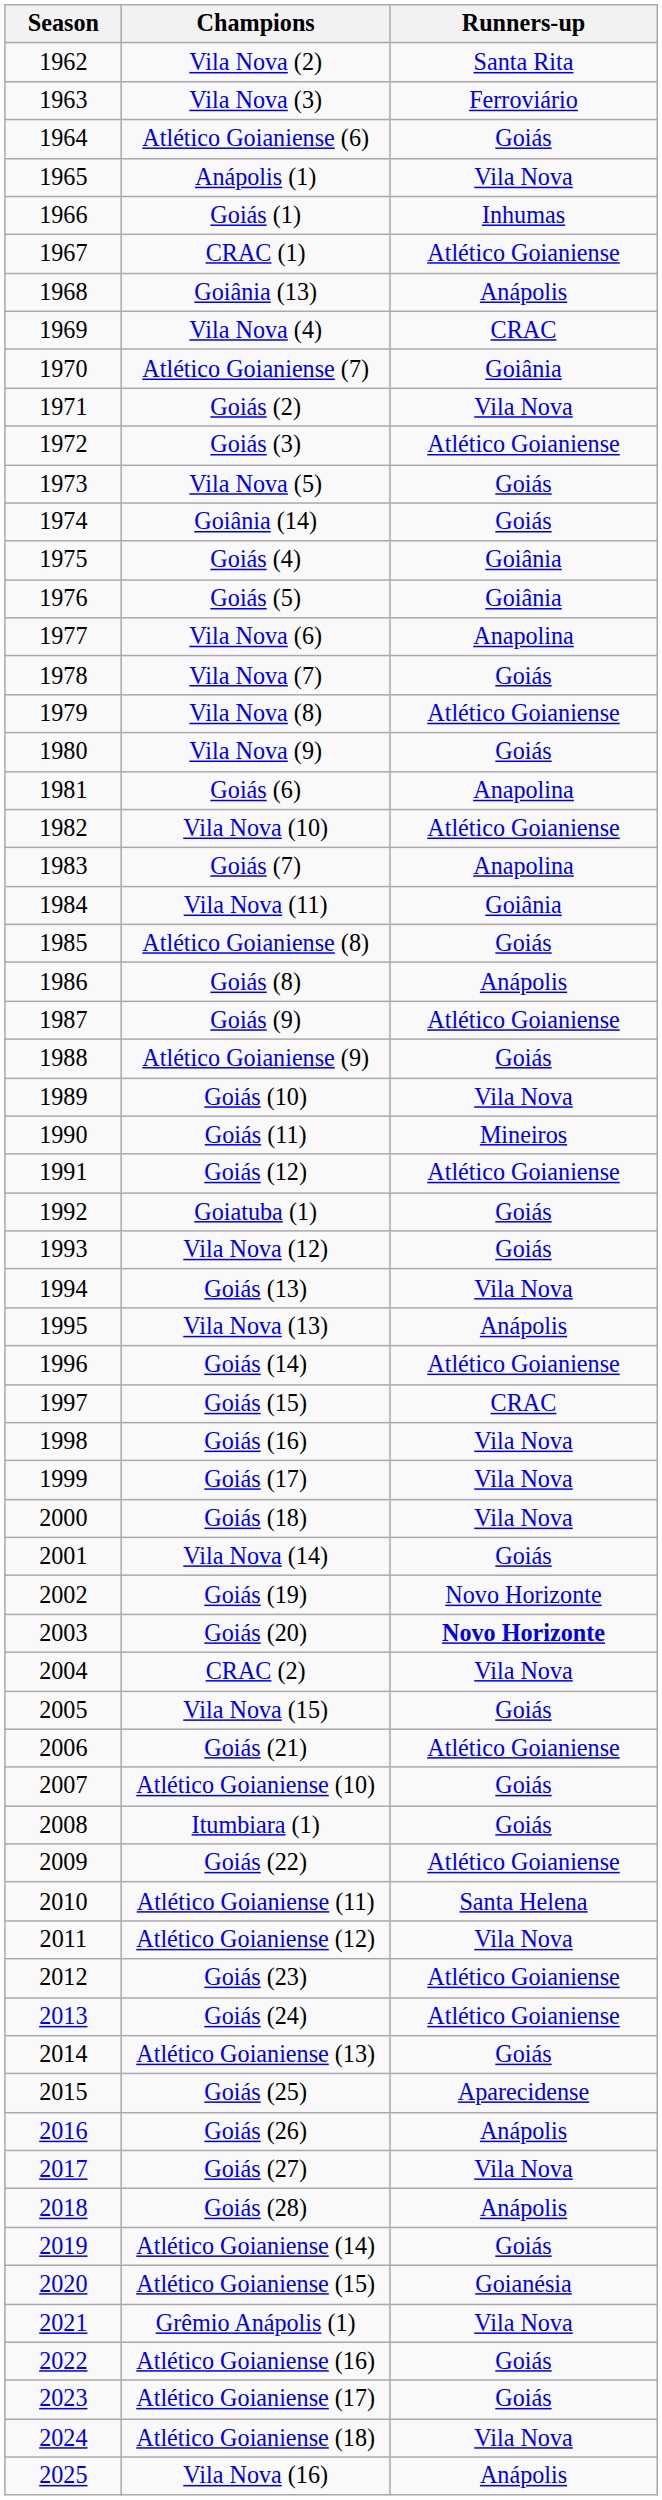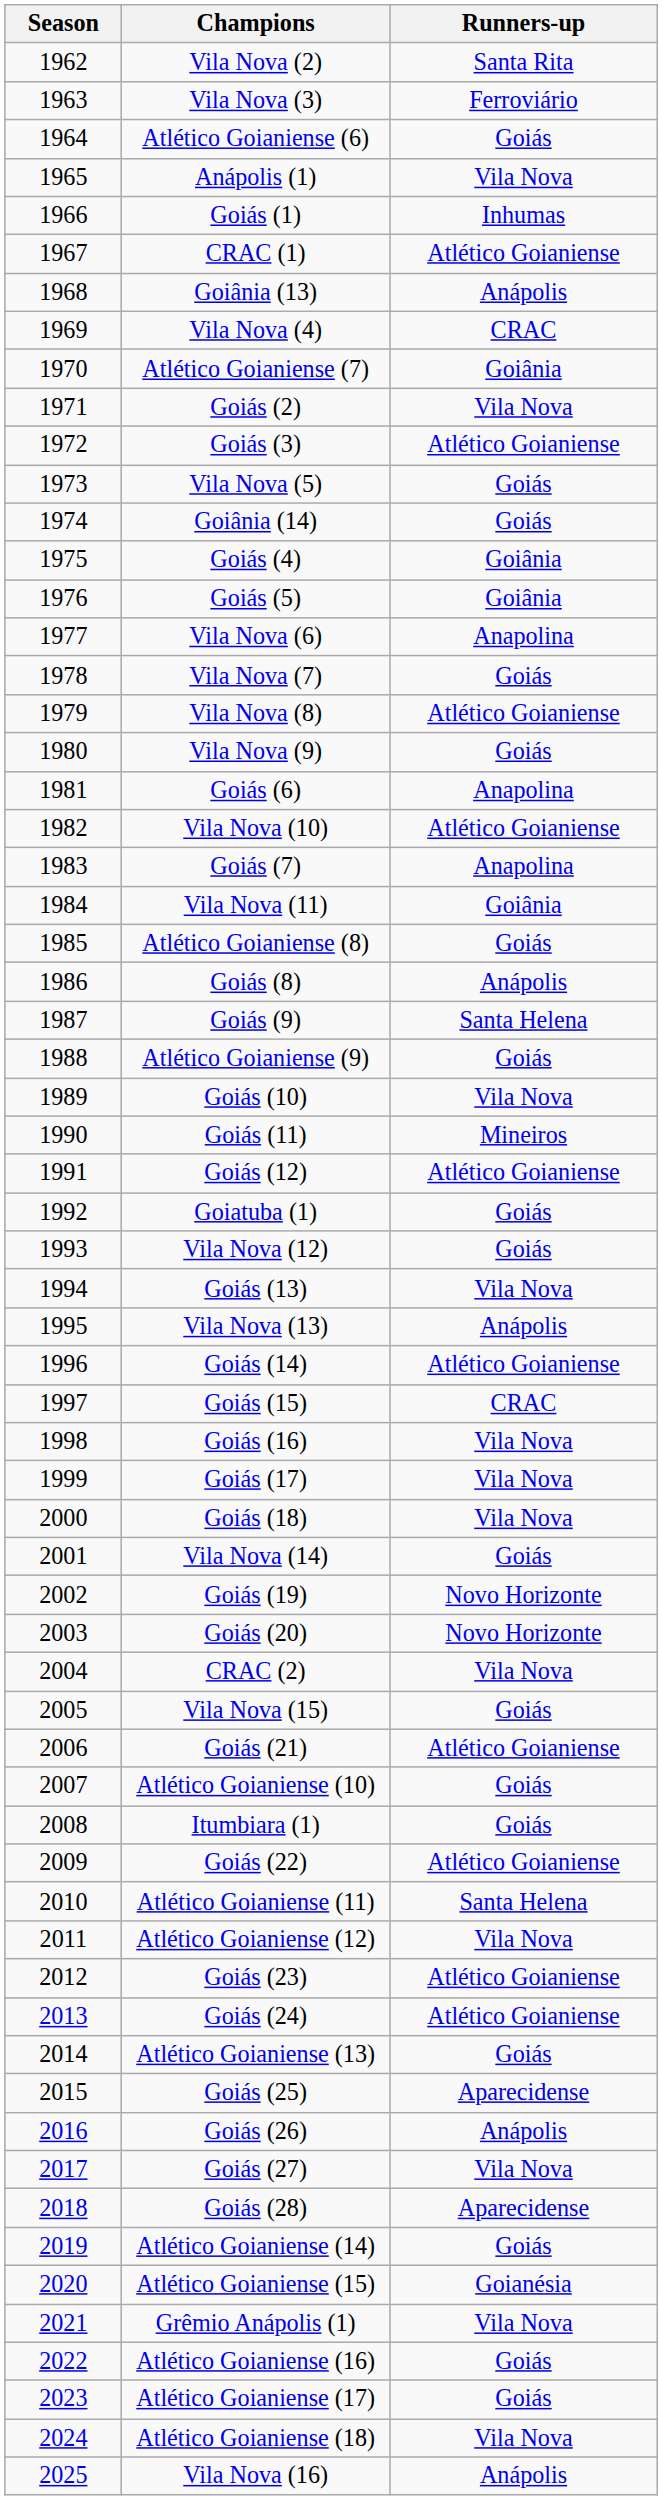(523, 1019) Atlético Goianiense -> (523, 1019) Santa Helena
(523, 1632) bold -> (524, 1632) normal
(524, 2207) Anápolis -> (524, 2207) Aparecidense
